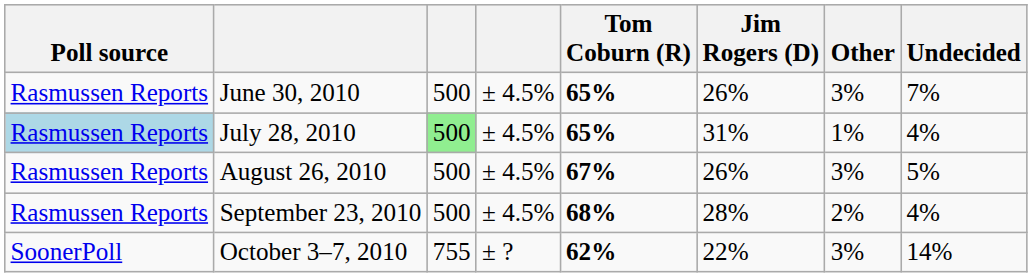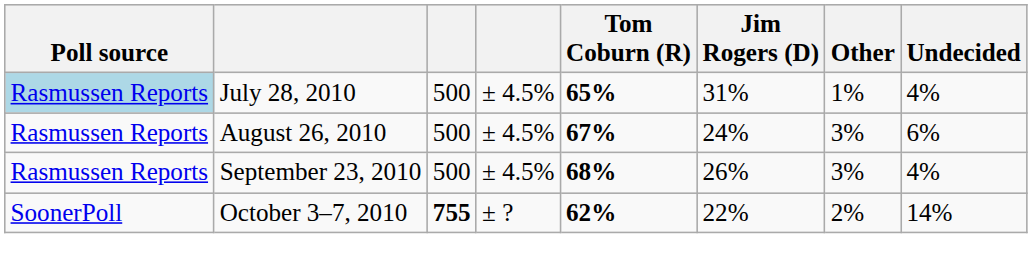- row: (290, 92)
(452, 132) lightgreen background -> (452, 92) no background
(726, 172) 26% -> (726, 132) 24%
(923, 172) 5% -> (923, 132) 6%
(726, 212) 28% -> (726, 172) 26%
(847, 212) 2% -> (847, 172) 3%
(452, 251) normal -> (452, 212) bold
(847, 251) 3% -> (847, 212) 2%
